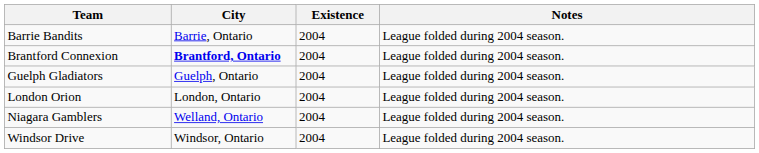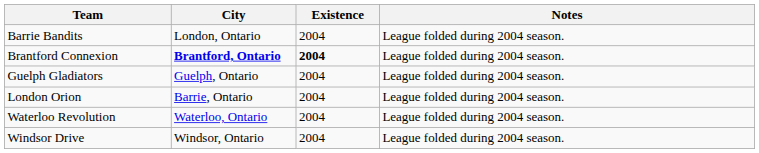(213, 35) Barrie, Ontario -> (217, 35) London, Ontario
(312, 55) normal -> (312, 55) bold
(217, 96) London, Ontario -> (213, 96) Barrie, Ontario
- row: (55, 117)
+ row: (61, 117)
